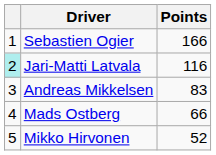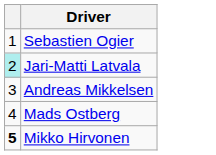- column: (184, 17)
(12, 138) normal -> (12, 138) bold
